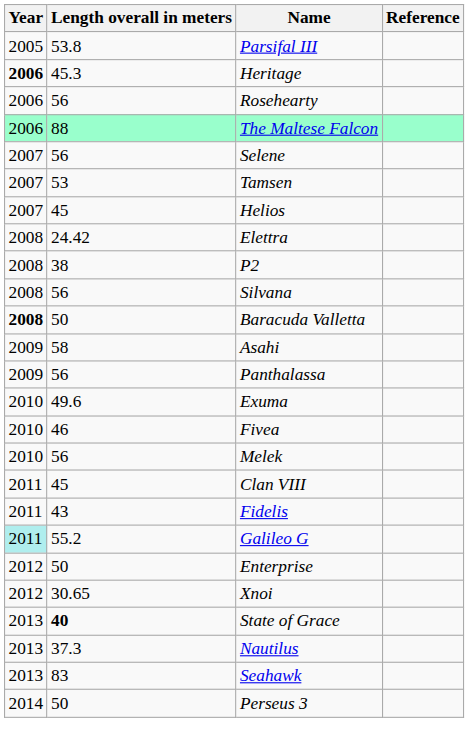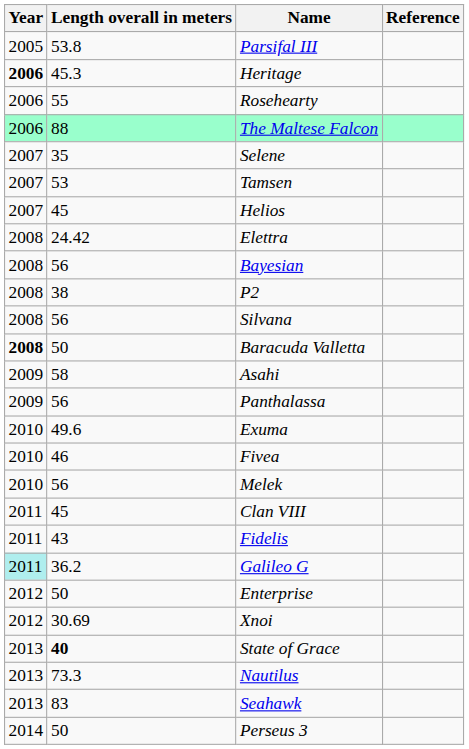(60, 100) 56 -> (60, 100) 55
(60, 155) 56 -> (60, 155) 35
+ row: (272, 264)
(66, 538) 55.2 -> (66, 566) 36.2
(70, 593) 30.65 -> (70, 621) 30.69
(66, 648) 37.3 -> (66, 675) 73.3
